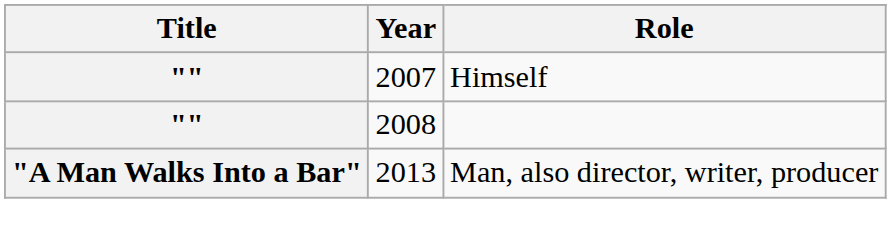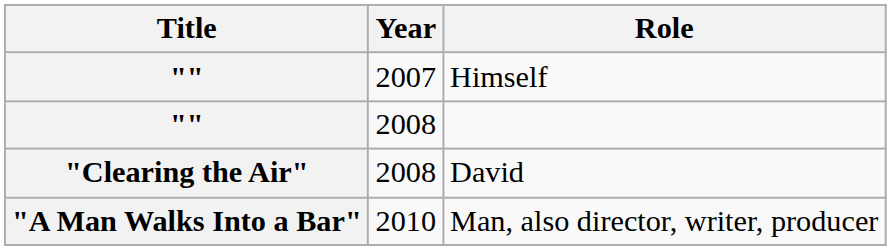+ row: (487, 172)
(406, 172) 2013 -> (406, 220) 2010
